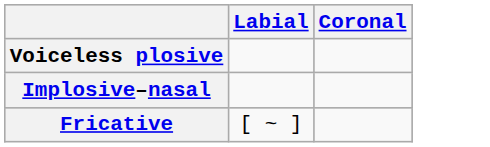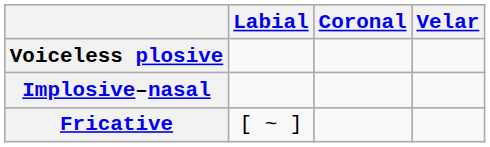+ column: (448, 22)
